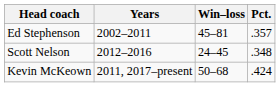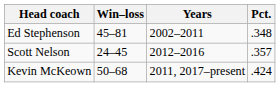columns swapped: (145, 14) <-> (221, 14)
(261, 33) .357 -> (261, 33) .348
(261, 52) .348 -> (261, 52) .357
